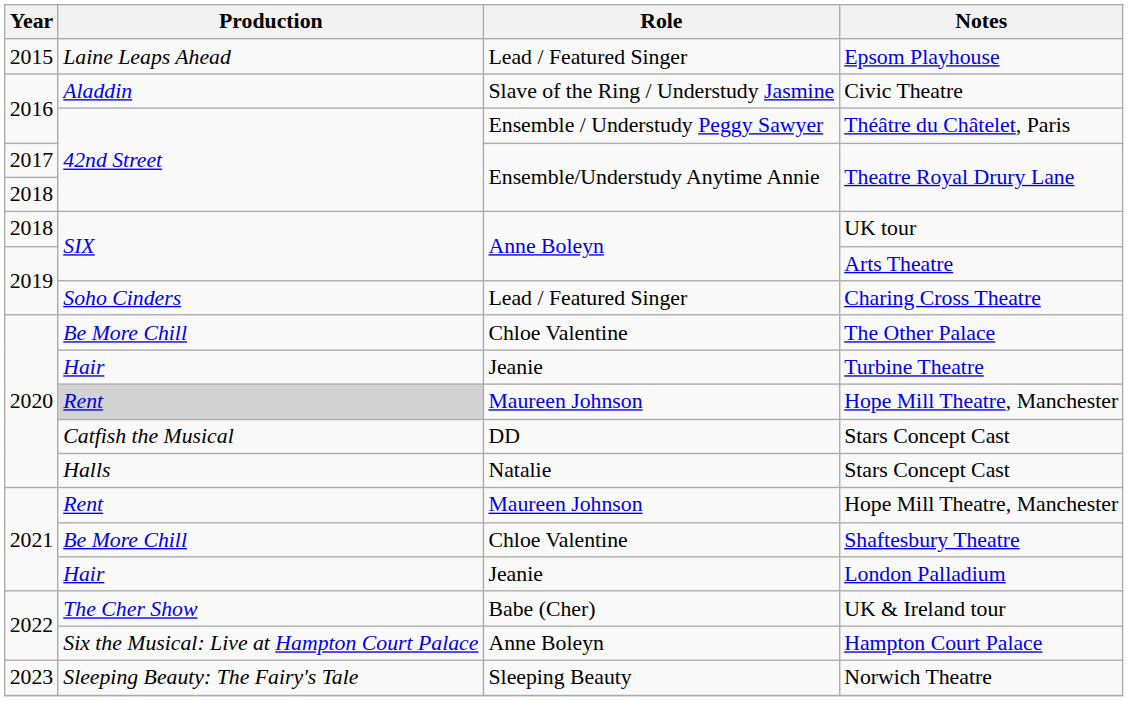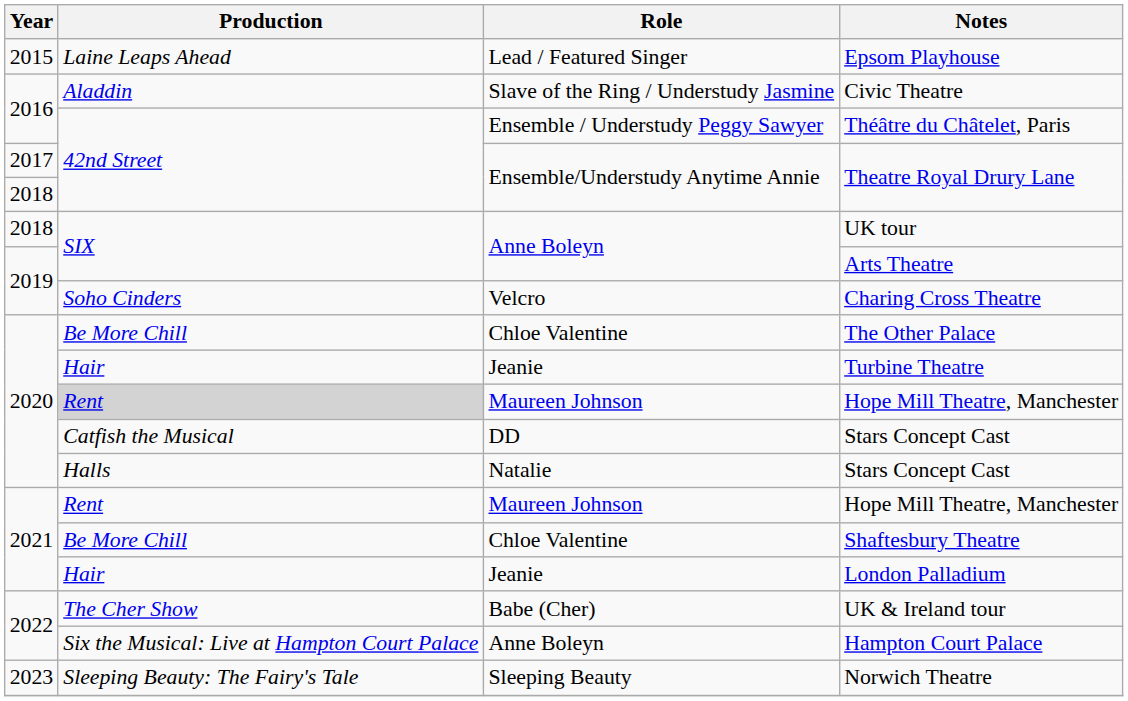(588, 297) Lead / Featured Singer -> (517, 297) Velcro
